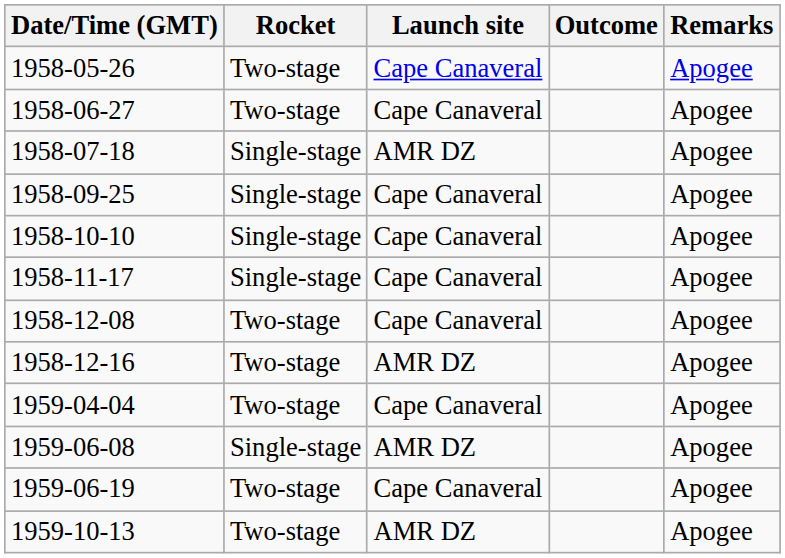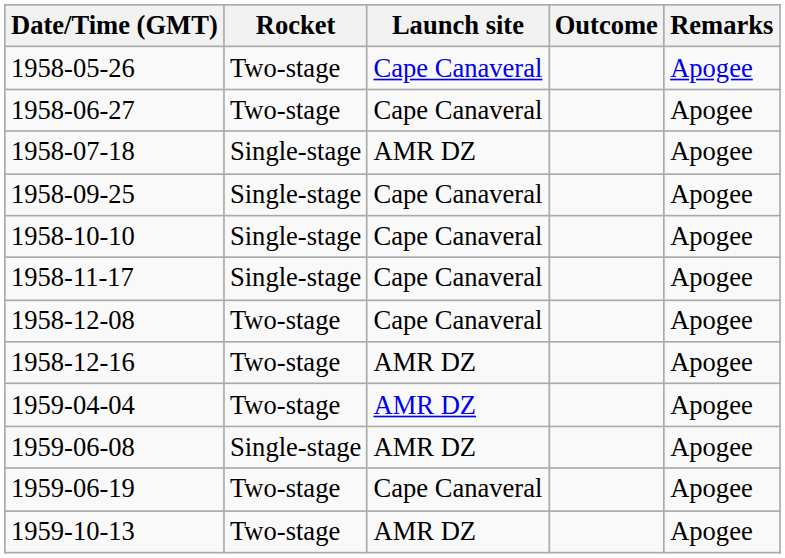(458, 404) Cape Canaveral -> (425, 404) AMR DZ
